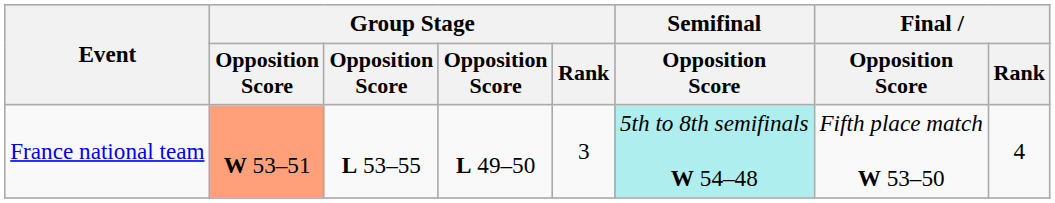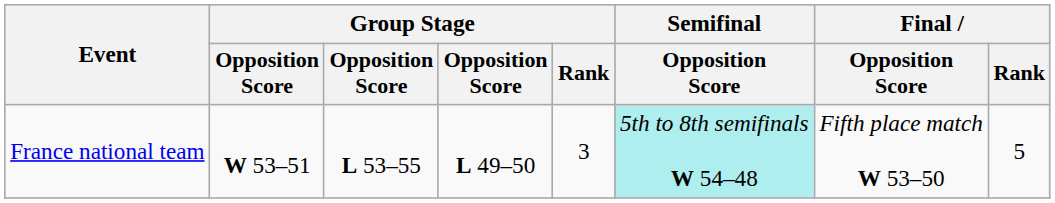(267, 165) lightsalmon background -> (267, 165) no background
(1019, 151) 4 -> (1019, 151) 5
